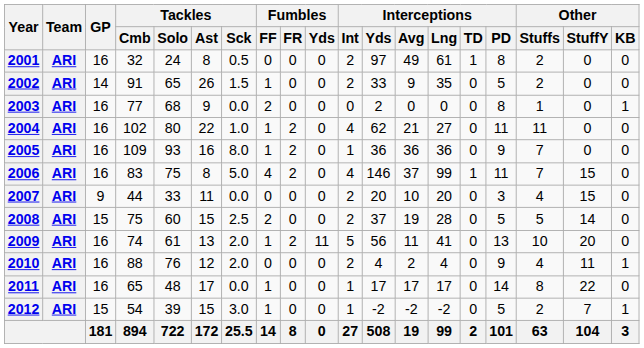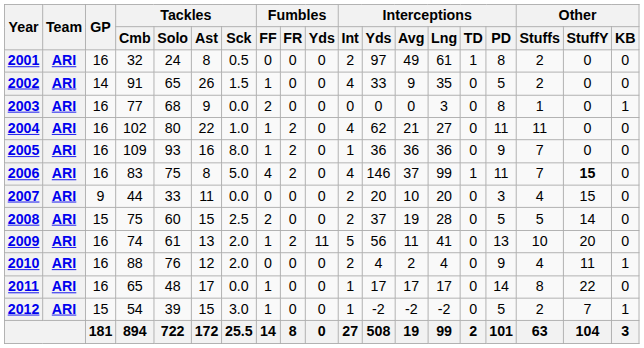(350, 83) 2 -> (350, 83) 4
(378, 106) 2 -> (378, 106) 0
(444, 106) 0 -> (444, 106) 3
(587, 173) normal -> (587, 173) bold
